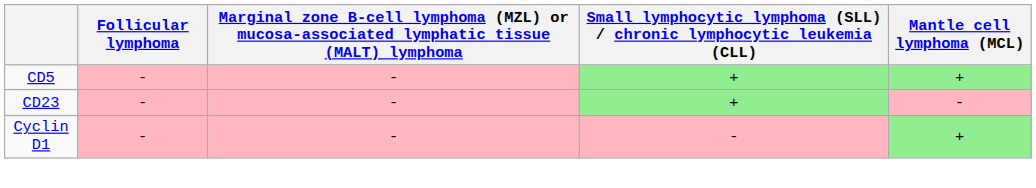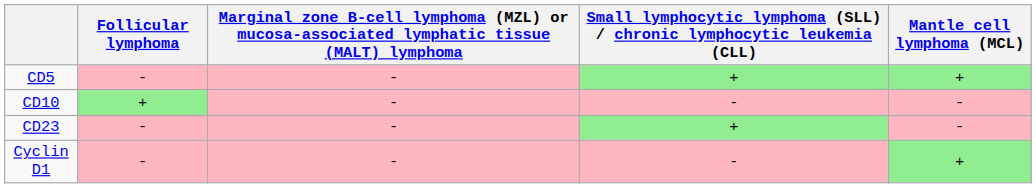+ row: (41, 102)
